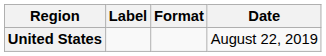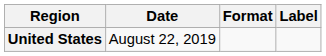columns swapped: (264, 16) <-> (128, 16)
